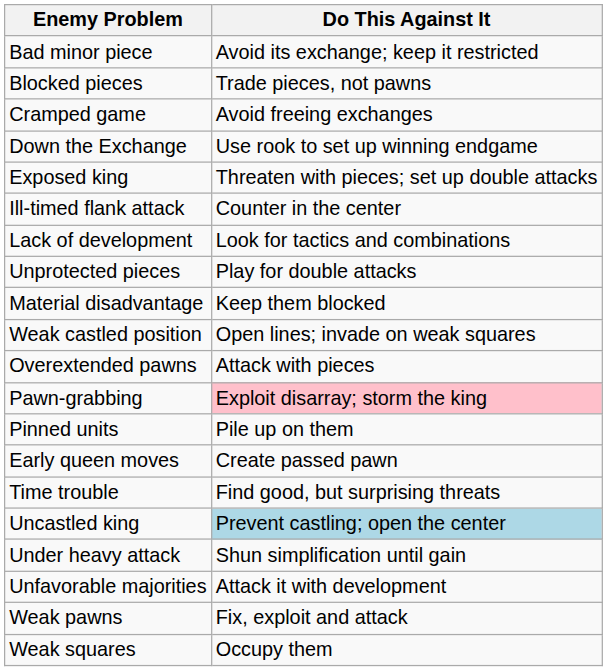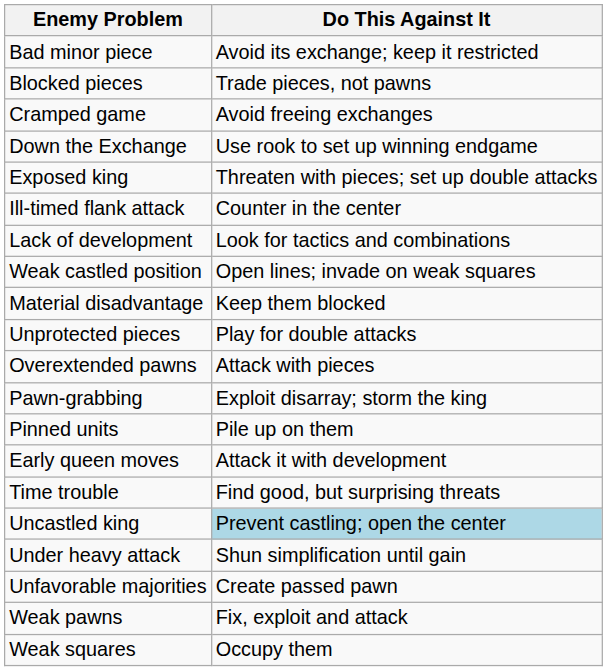rows swapped: (95, 271) <-> (106, 334)
(351, 397) pink background -> (351, 397) no background
(307, 460) Create passed pawn -> (331, 460) Attack it with development
(331, 586) Attack it with development -> (307, 586) Create passed pawn
